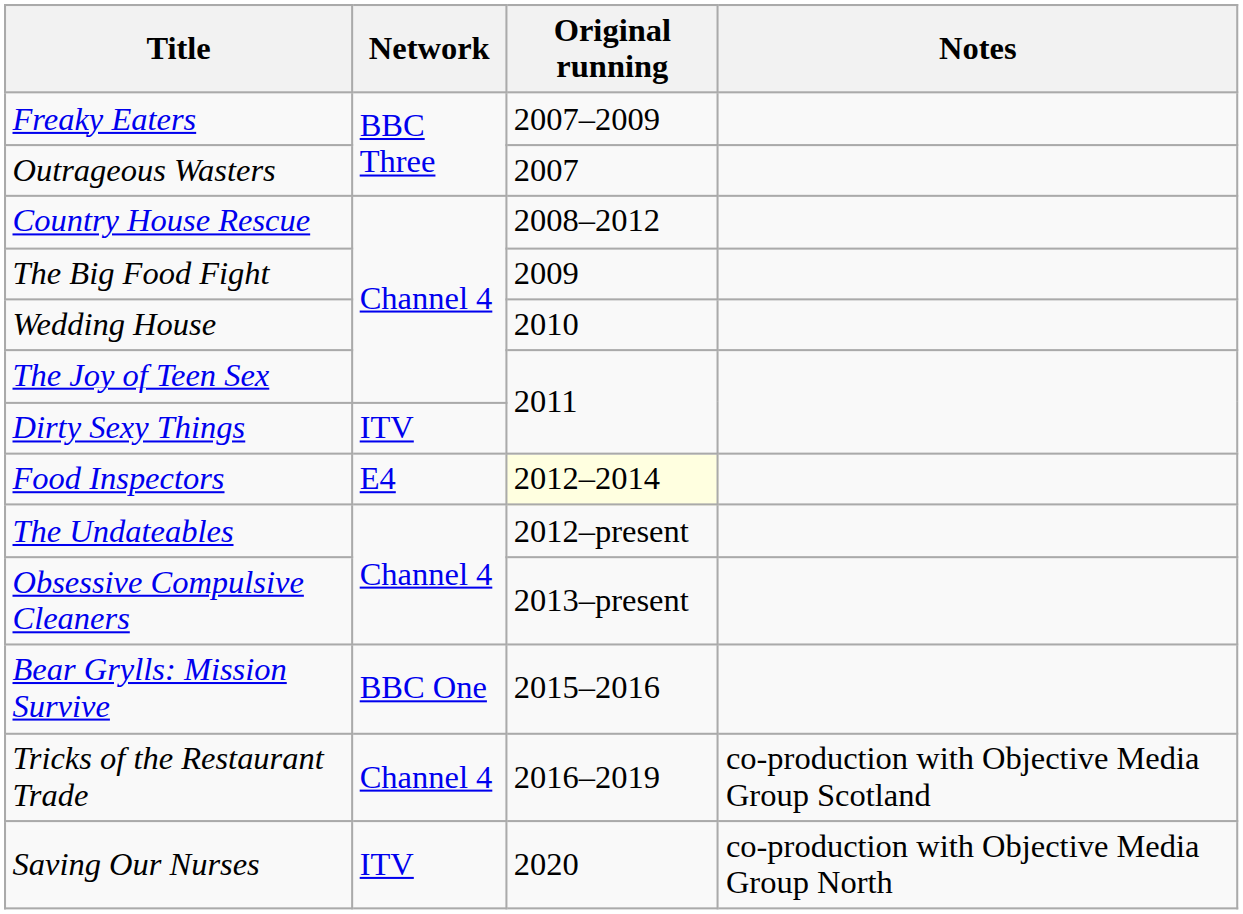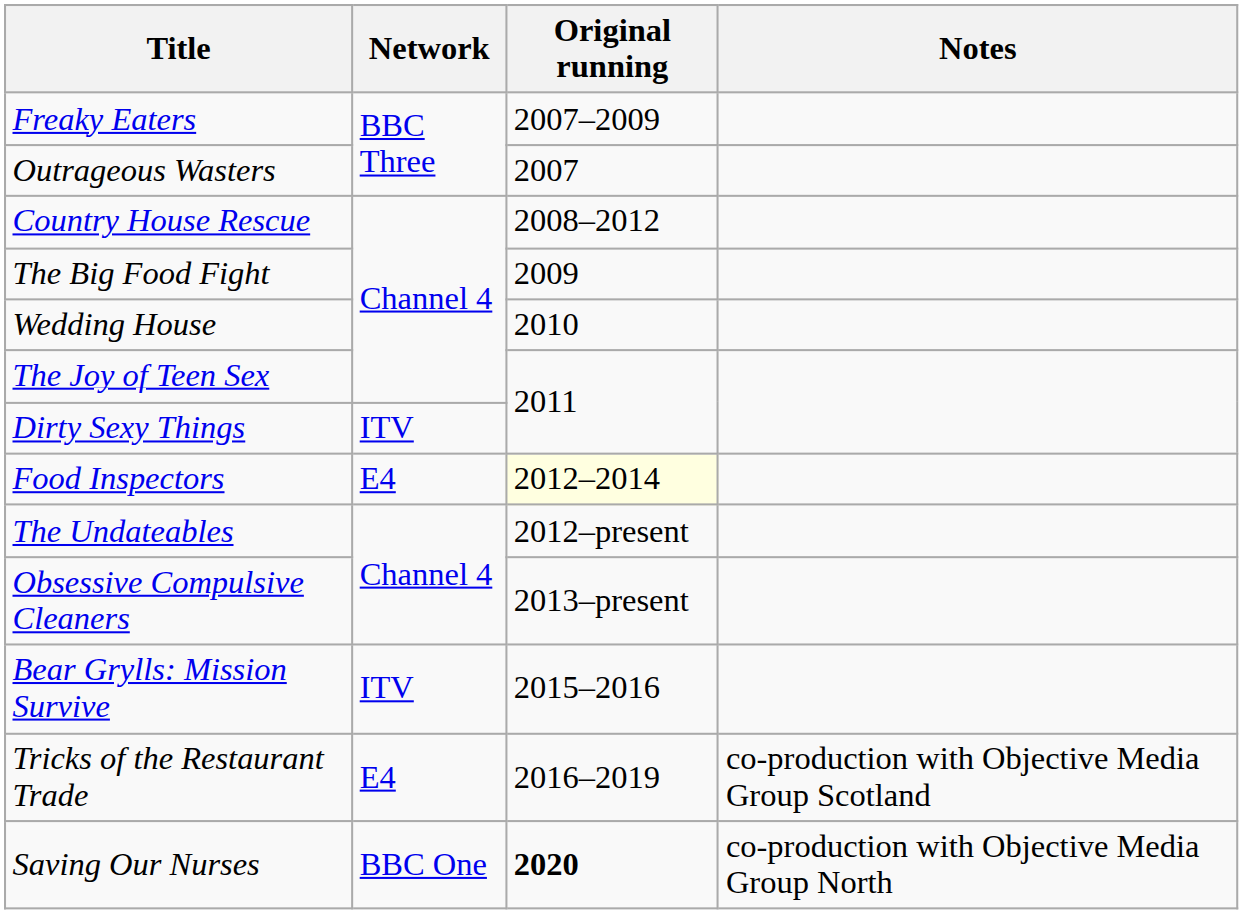(423, 688) BBC One -> (387, 688) ITV
(426, 776) Channel 4 -> (378, 776) E4
(387, 864) ITV -> (423, 864) BBC One
(546, 864) normal -> (546, 864) bold
